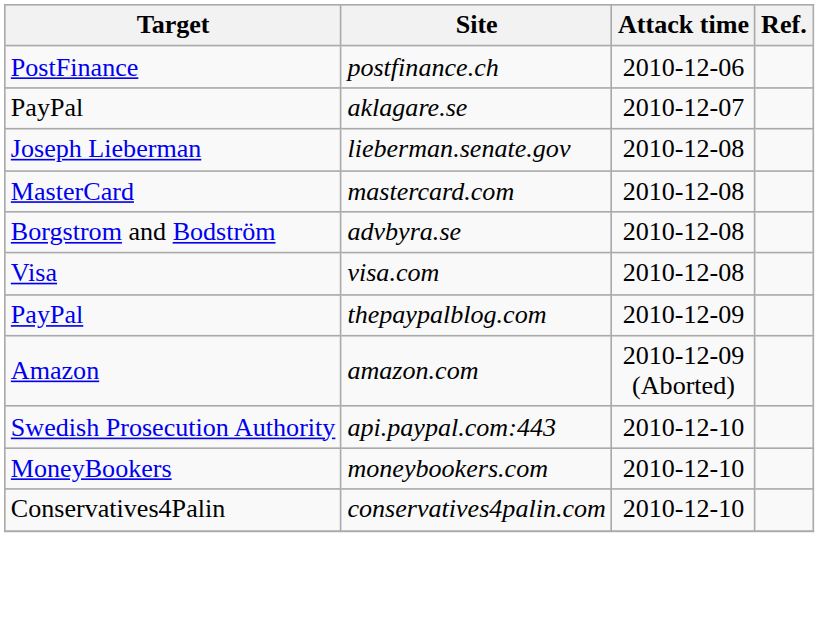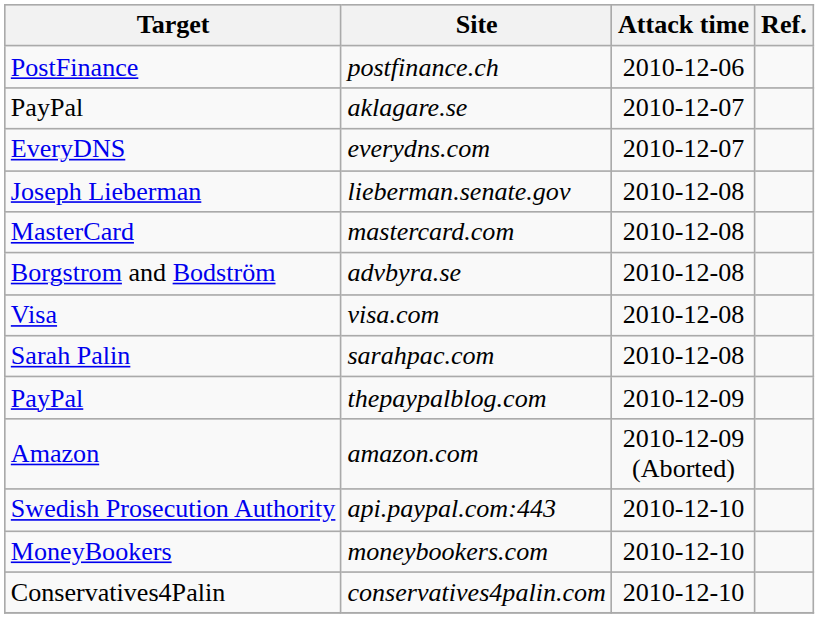+ row: (419, 149)
+ row: (421, 356)
